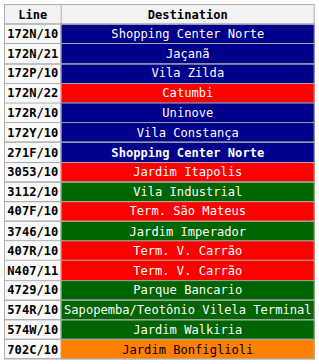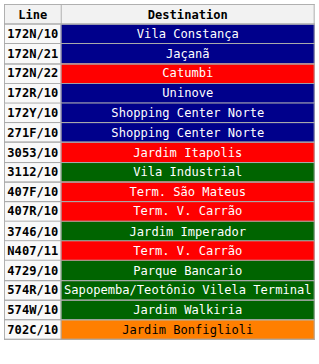(188, 34) Shopping Center Norte -> (188, 34) Vila Constança
- row: (33, 73)
(188, 133) Vila Constança -> (188, 113) Shopping Center Norte
(188, 152) bold -> (188, 133) normal
rows swapped: (33, 251) <-> (33, 231)
